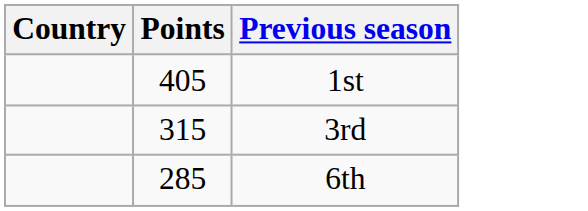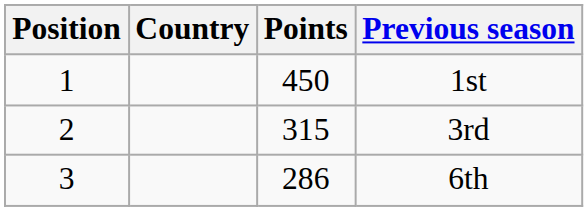+ column: (67, 29)
(183, 79) 405 -> (306, 79) 450
(183, 179) 285 -> (306, 179) 286
